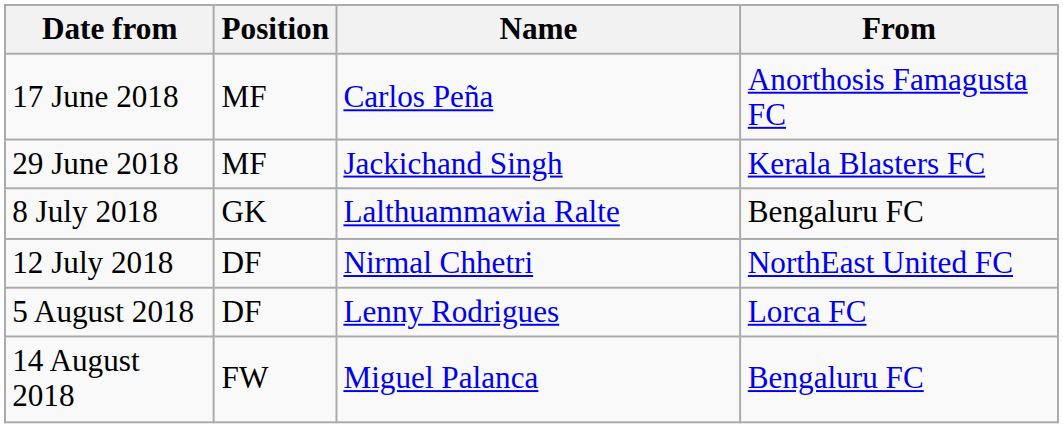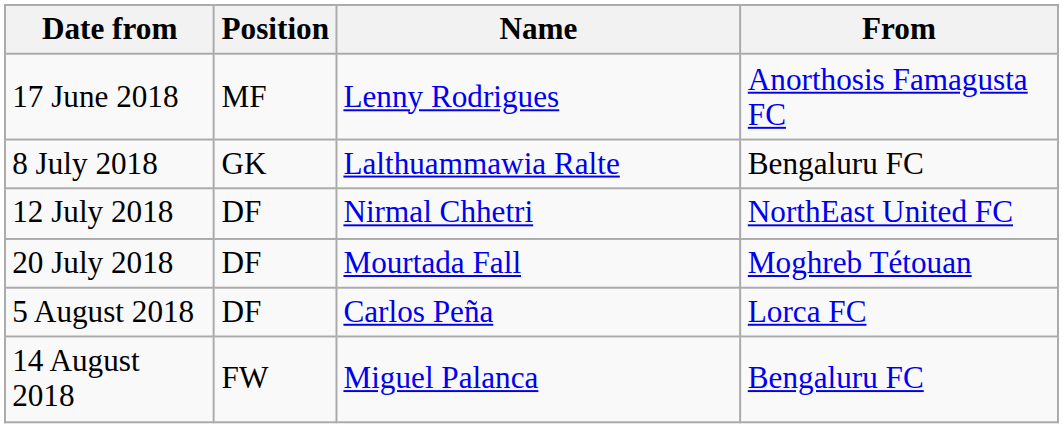(418, 96) Carlos Peña -> (451, 96) Lenny Rodrigues
- row: (95, 163)
+ row: (93, 262)
(451, 311) Lenny Rodrigues -> (418, 311) Carlos Peña
